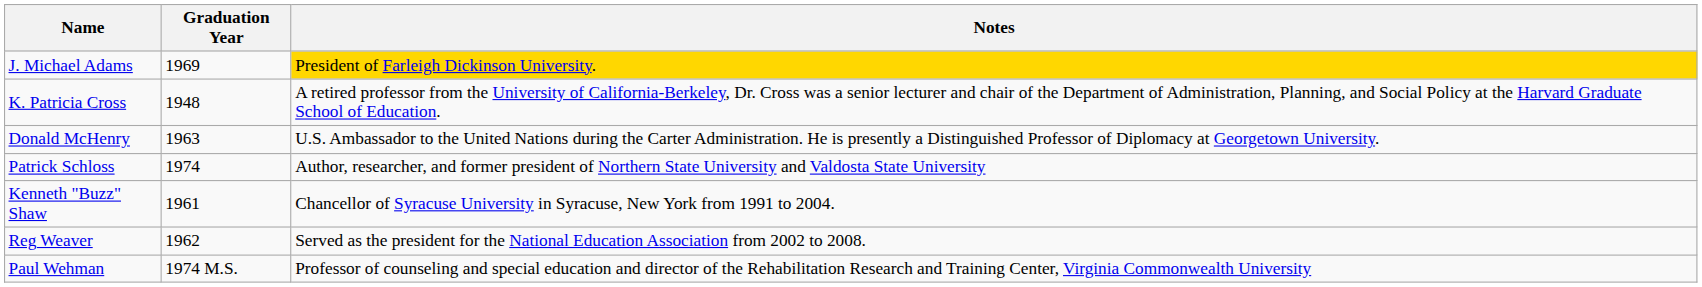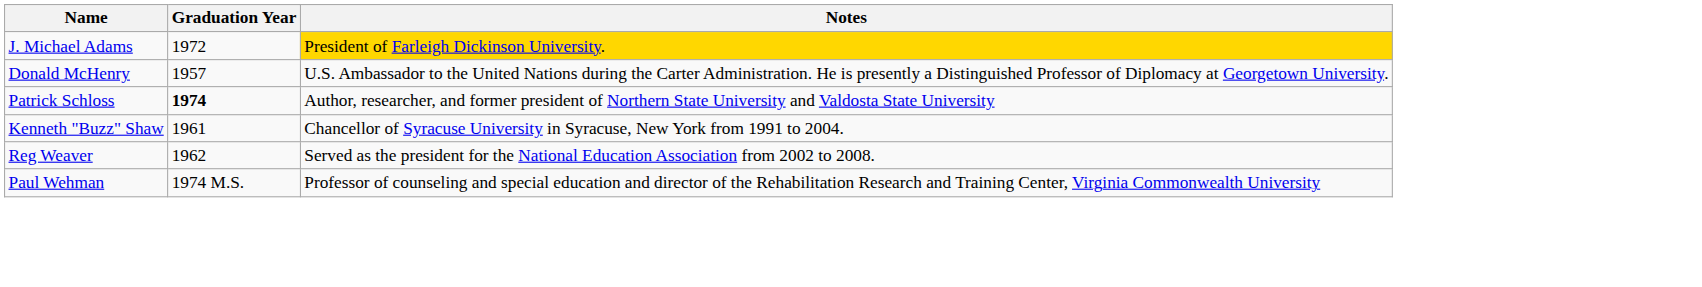(183, 65) 1969 -> (189, 45) 1972
- row: (67, 102)
(183, 139) 1963 -> (189, 73) 1957
(183, 166) normal -> (189, 100) bold
